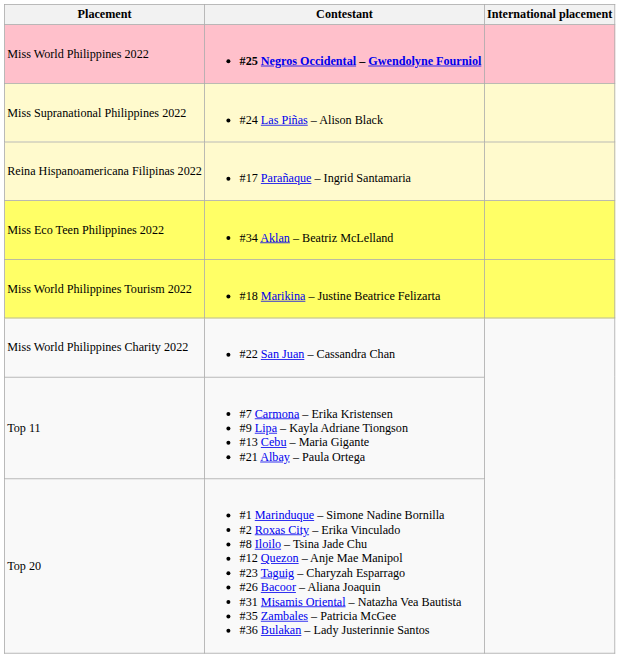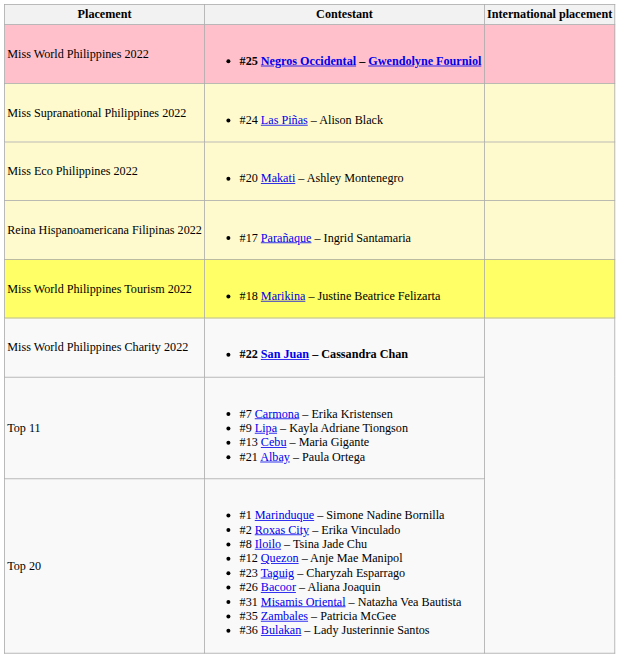+ row: (73, 171)
- row: (86, 230)
(344, 355) normal -> (344, 355) bold
